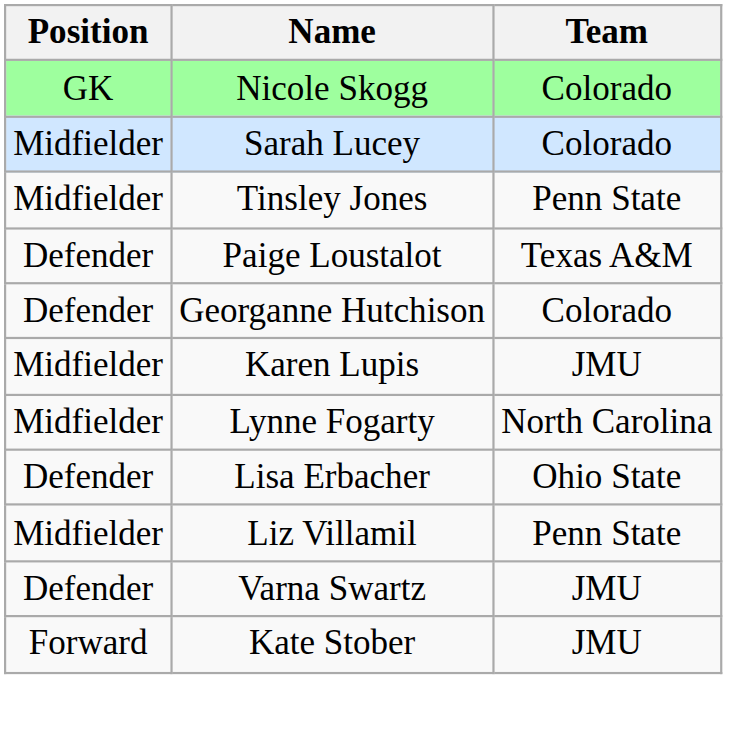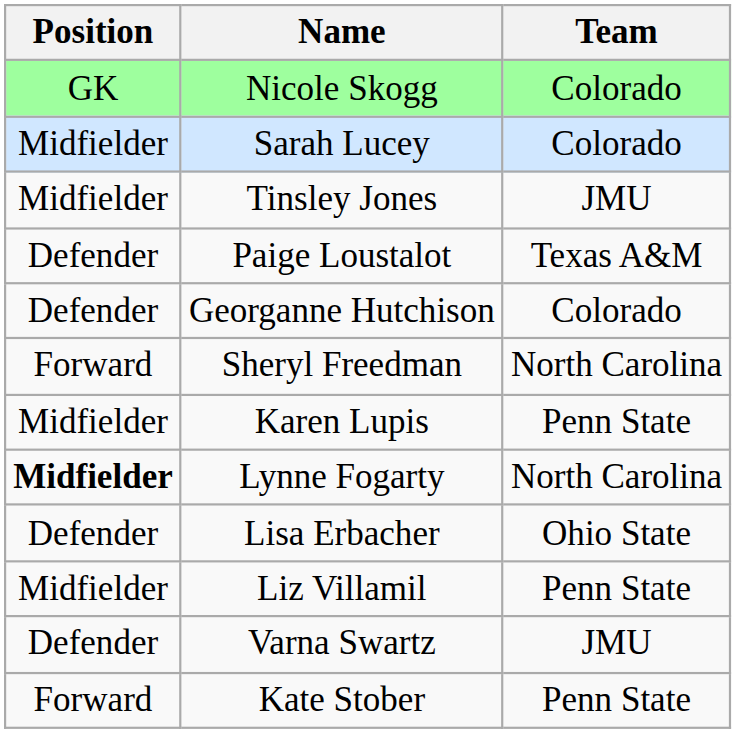(607, 198) Penn State -> (617, 198) JMU
+ row: (342, 365)
(607, 365) JMU -> (617, 421) Penn State
(88, 421) normal -> (93, 476) bold
(607, 643) JMU -> (617, 699) Penn State
